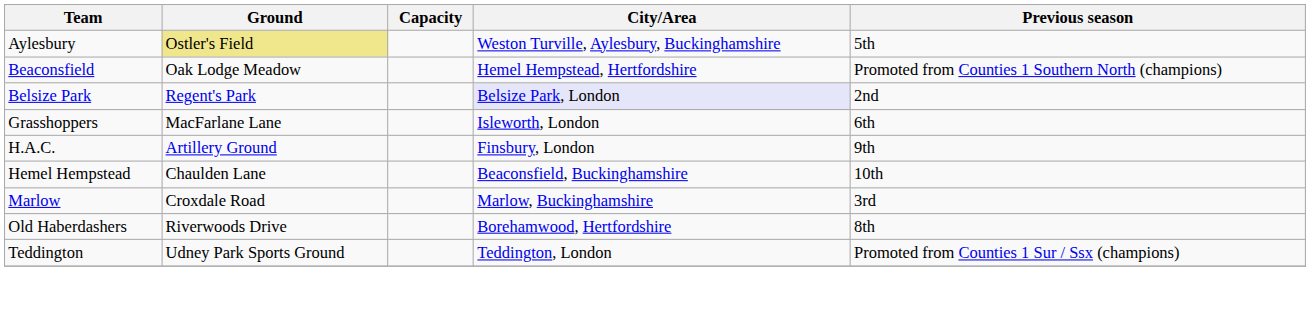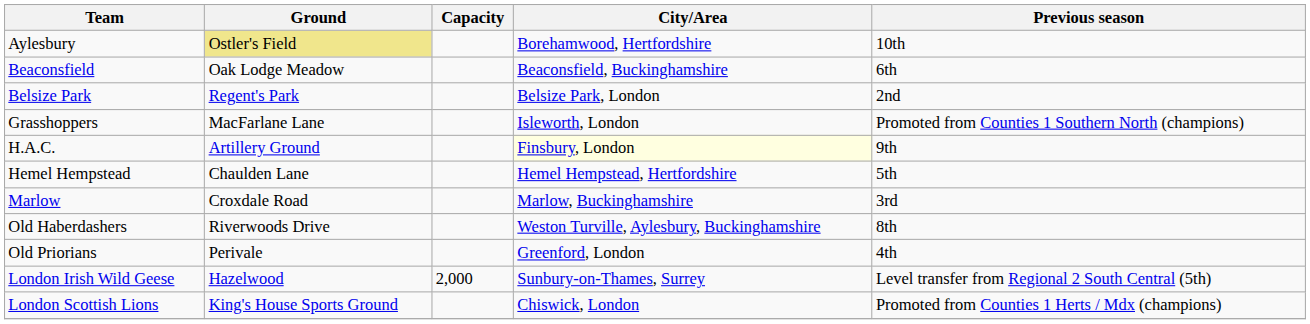(629, 43) Weston Turville, Aylesbury, Buckinghamshire -> (614, 43) Borehamwood, Hertfordshire
(865, 43) 5th -> (891, 43) 10th
(587, 69) Hemel Hempstead, Hertfordshire -> (623, 69) Beaconsfield, Buckinghamshire
(1038, 69) Promoted from Counties 1 Southern North (champions) -> (886, 69) 6th
(549, 95) lavender background -> (589, 95) no background
(865, 122) 6th -> (1060, 122) Promoted from Counties 1 Southern North (champions)
(536, 148) no background -> (576, 148) lightyellow background
(583, 174) Beaconsfield, Buckinghamshire -> (627, 174) Hemel Hempstead, Hertfordshire
(869, 174) 10th -> (886, 174) 5th
(574, 226) Borehamwood, Hertfordshire -> (669, 226) Weston Turville, Aylesbury, Buckinghamshire
+ row: (52, 252)
+ row: (91, 278)
+ row: (83, 305)
- row: (46, 252)
